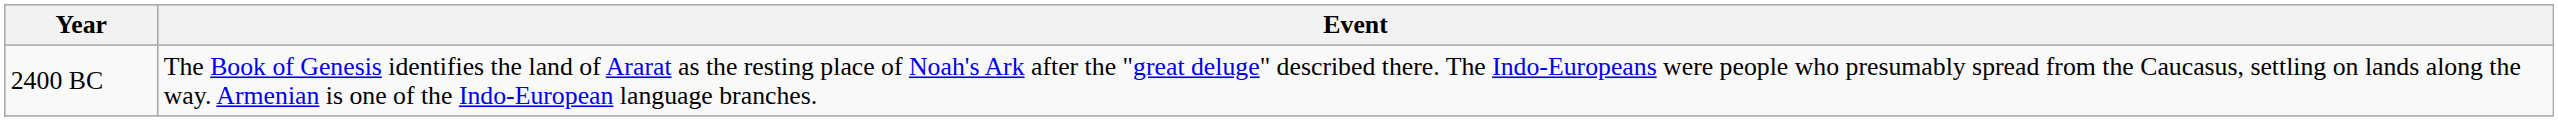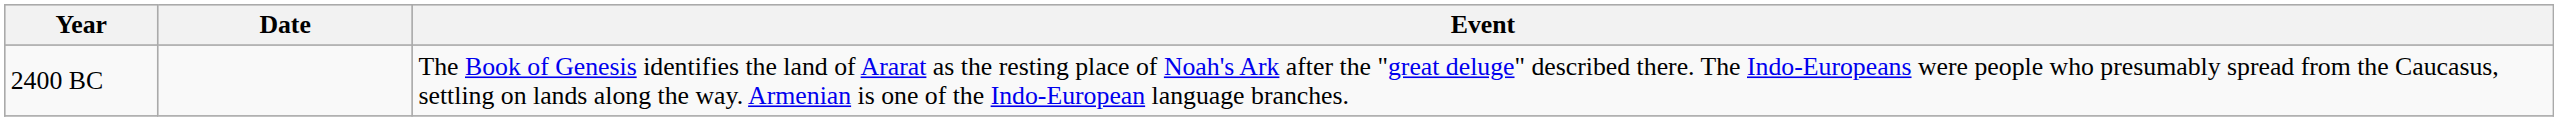+ column: (285, 24)
